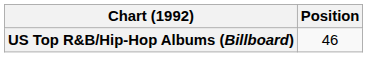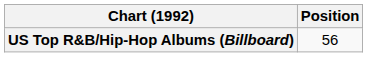(330, 39) 46 -> (330, 39) 56
